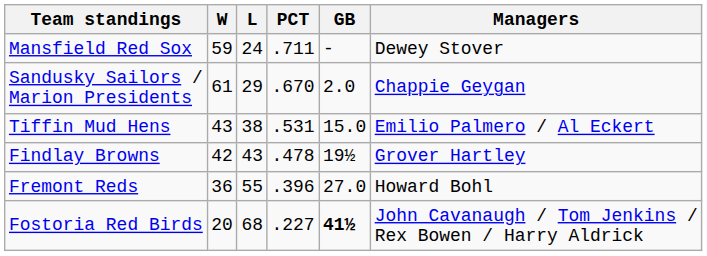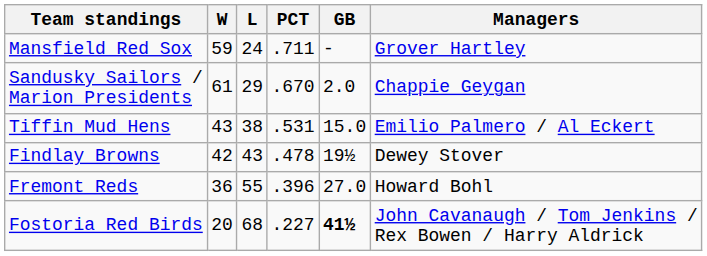(439, 49) Dewey Stover -> (450, 49) Grover Hartley
(450, 157) Grover Hartley -> (439, 157) Dewey Stover
